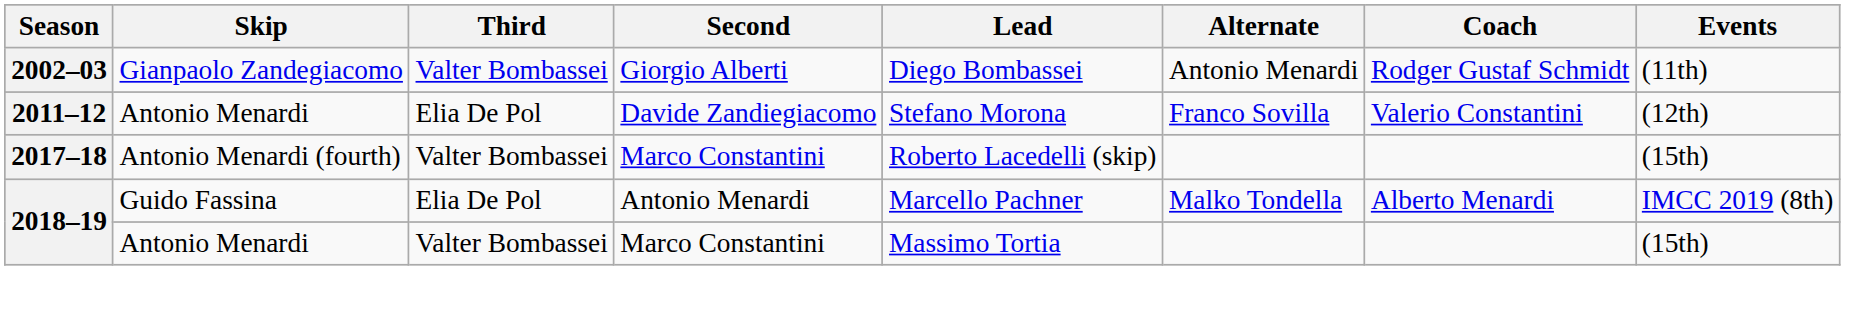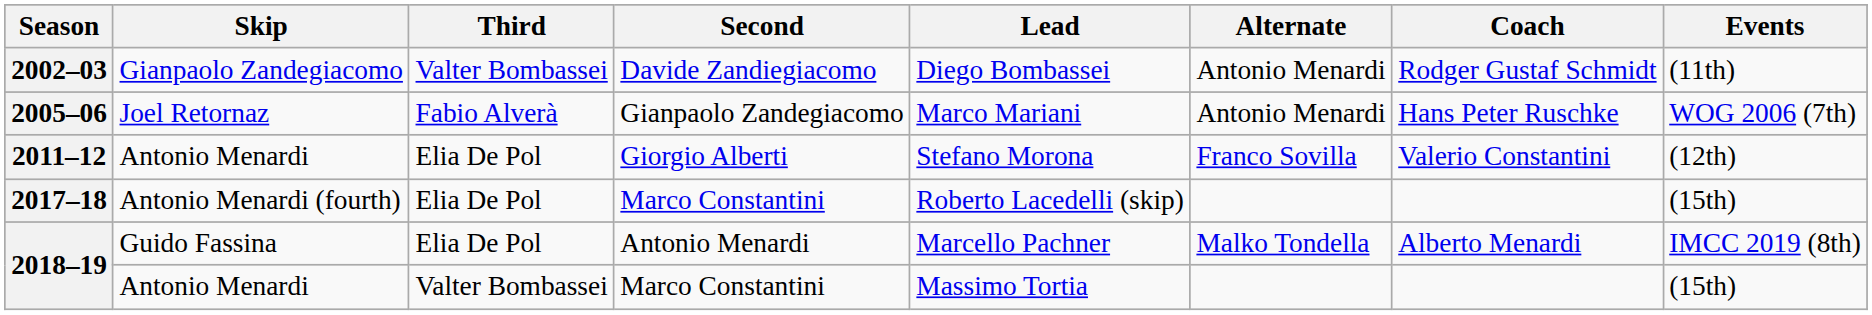(704, 69) Giorgio Alberti -> (748, 69) Davide Zandiegiacomo
+ row: (59, 112)
(748, 112) Davide Zandiegiacomo -> (704, 156) Giorgio Alberti
(512, 156) Valter Bombassei -> (479, 199) Elia De Pol
